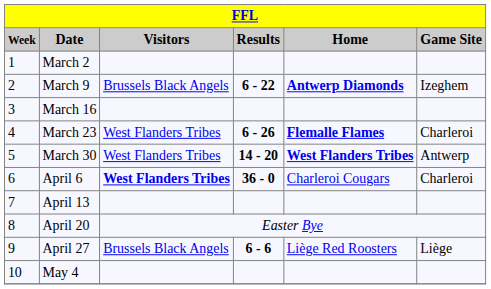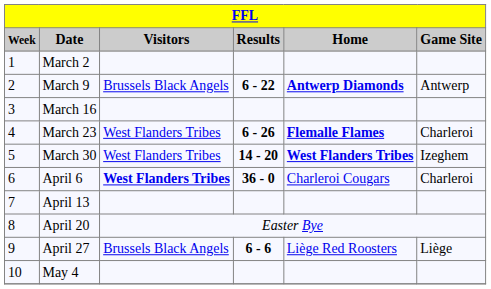(444, 85) Izeghem -> (445, 85) Antwerp
(445, 155) Antwerp -> (444, 155) Izeghem
